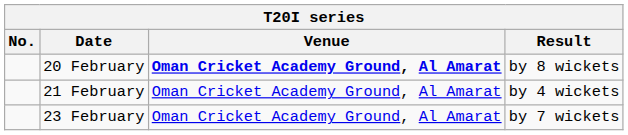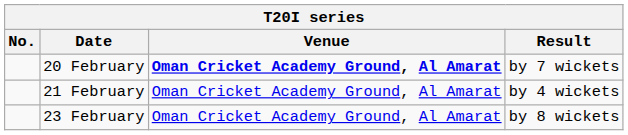(564, 67) by 8 wickets -> (564, 67) by 7 wickets
(564, 117) by 7 wickets -> (564, 117) by 8 wickets
